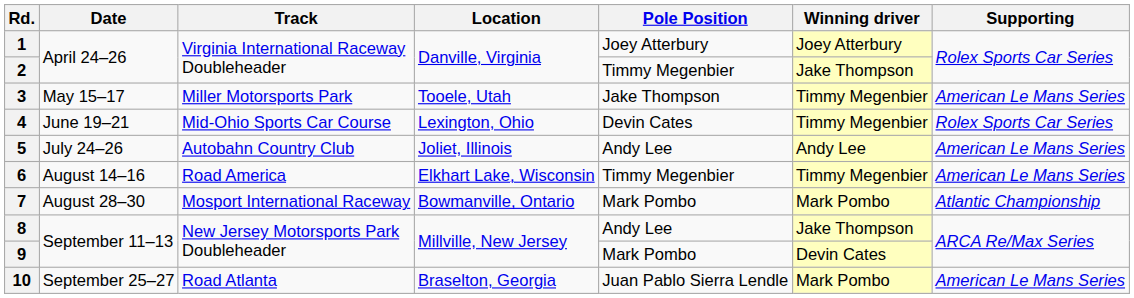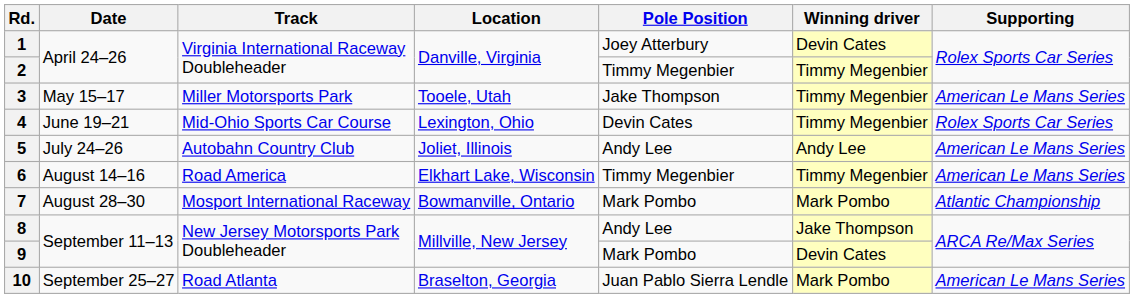(849, 44) Joey Atterbury -> (841, 44) Devin Cates
(855, 70) Jake Thompson -> (862, 70) Timmy Megenbier
